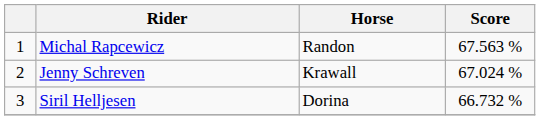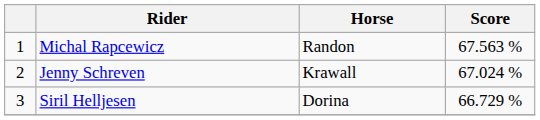(490, 101) 66.732 % -> (490, 101) 66.729 %
